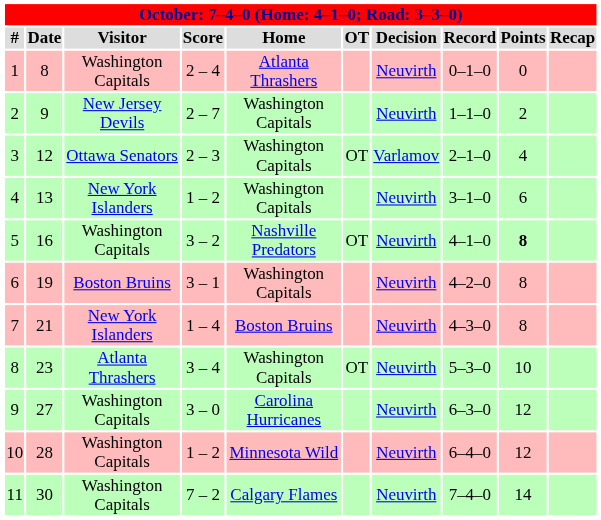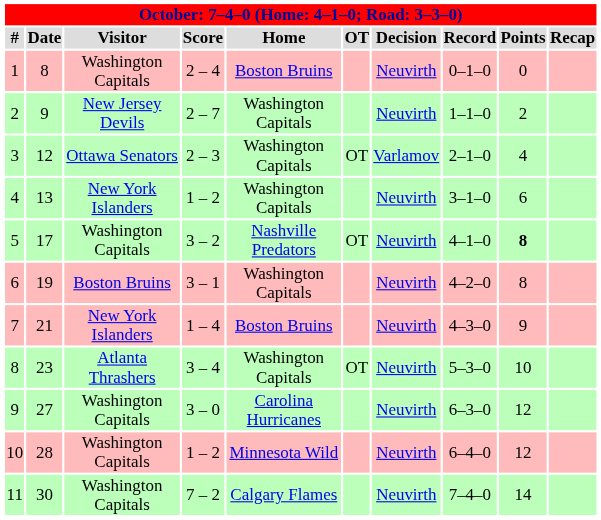(284, 70) Atlanta Thrashers -> (284, 70) Boston Bruins
(44, 240) 16 -> (44, 240) 17
(523, 325) 8 -> (523, 325) 9
